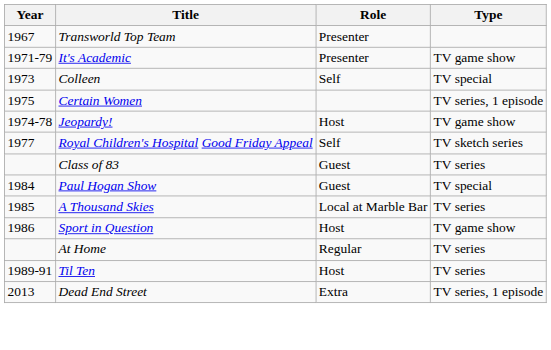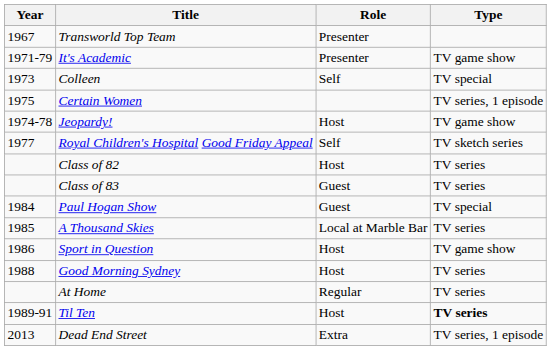+ row: (89, 164)
+ row: (119, 270)
(459, 270) normal -> (461, 313) bold
